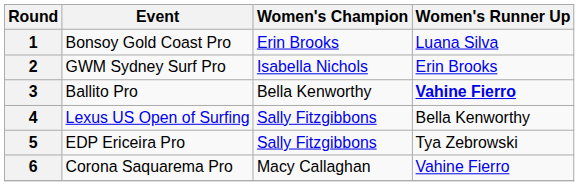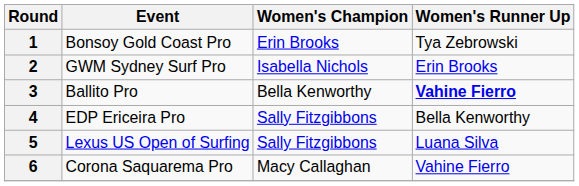(457, 42) Luana Silva -> (467, 42) Tya Zebrowski
(158, 117) Lexus US Open of Surfing -> (125, 117) EDP Ericeira Pro
(125, 142) EDP Ericeira Pro -> (158, 142) Lexus US Open of Surfing
(467, 142) Tya Zebrowski -> (457, 142) Luana Silva
